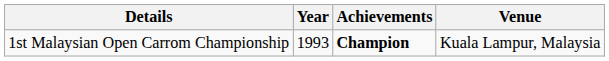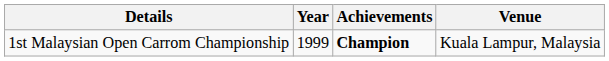(313, 42) 1993 -> (313, 42) 1999
